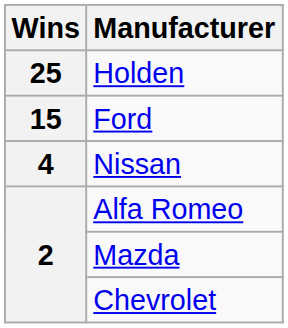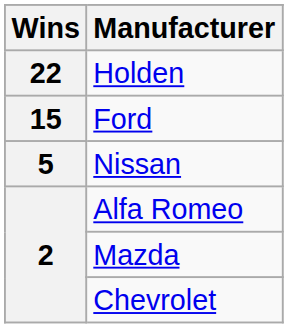(46, 73) 25 -> (46, 73) 22
(46, 164) 4 -> (46, 164) 5
